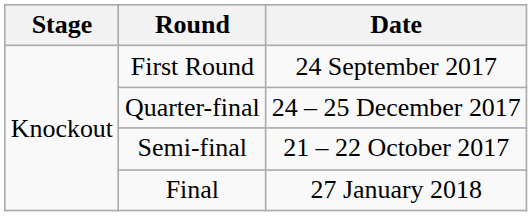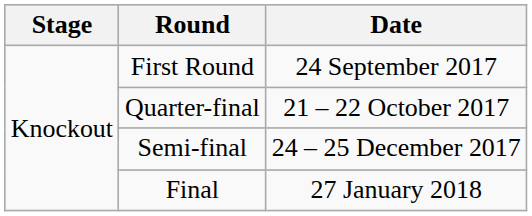(396, 107) 24 – 25 December 2017 -> (396, 107) 21 – 22 October 2017
(396, 148) 21 – 22 October 2017 -> (396, 148) 24 – 25 December 2017
